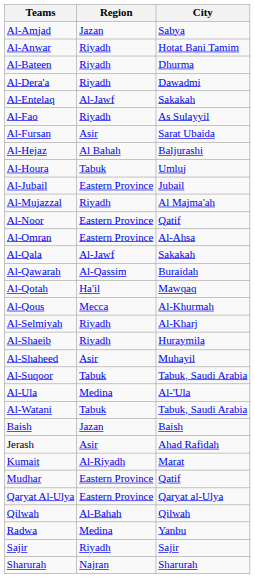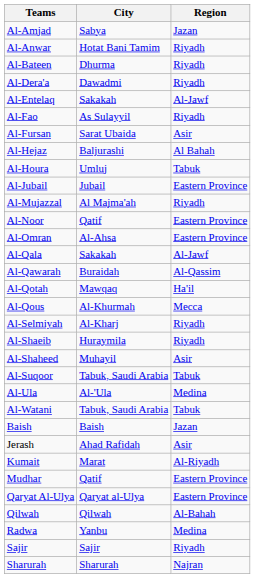columns swapped: (203, 13) <-> (116, 13)
